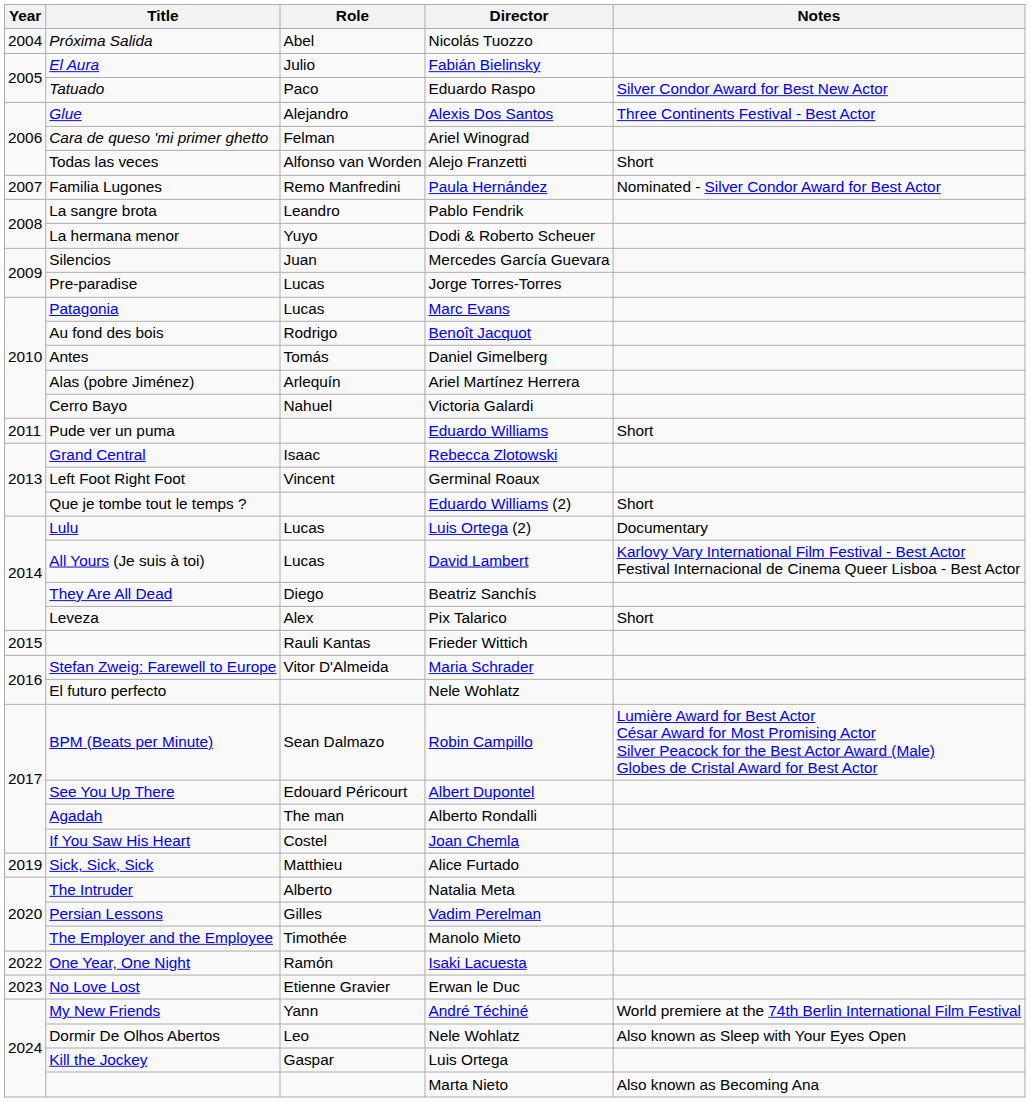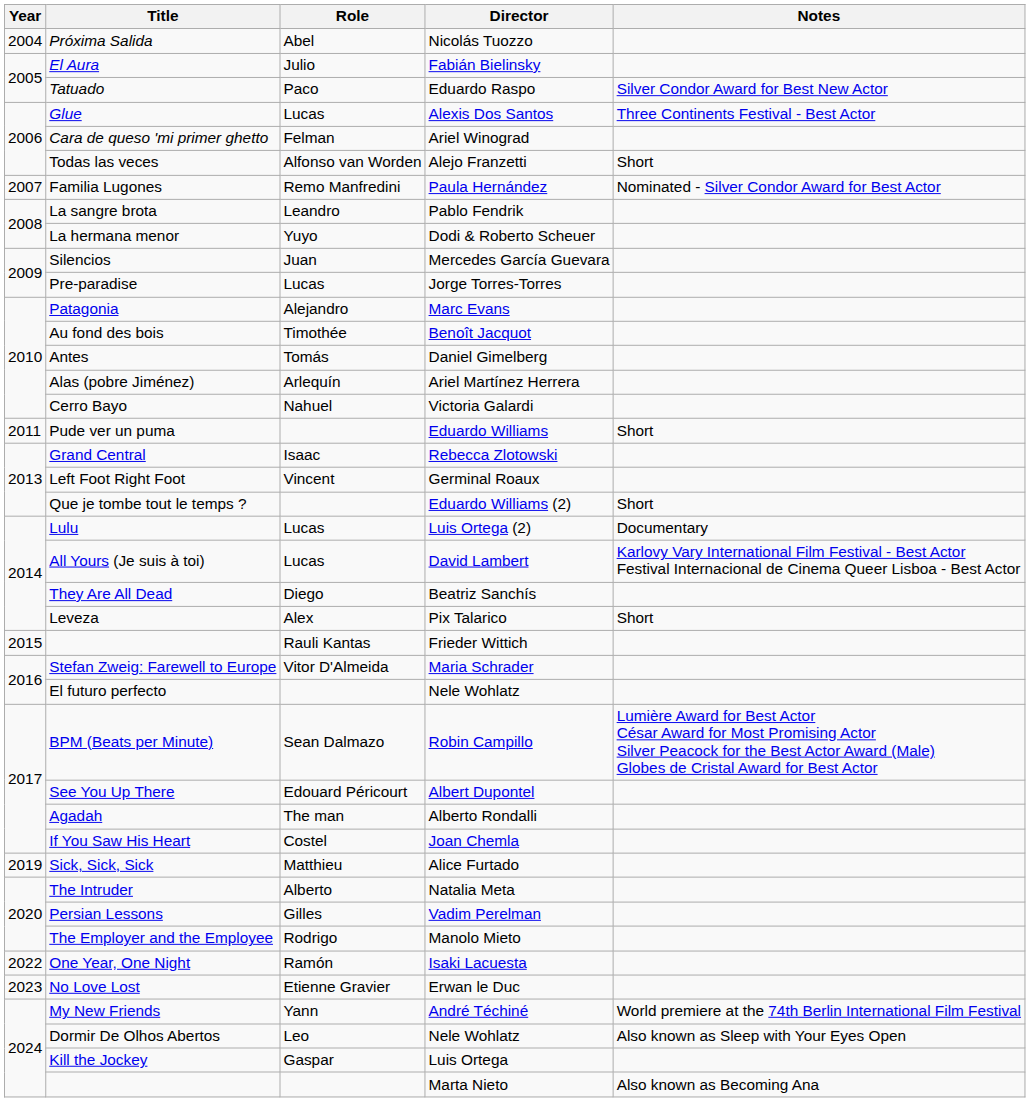(316, 114) Alejandro -> (304, 114) Lucas
(304, 308) Lucas -> (316, 308) Alejandro
(310, 333) Rodrigo -> (315, 333) Timothée
(315, 938) Timothée -> (310, 938) Rodrigo
